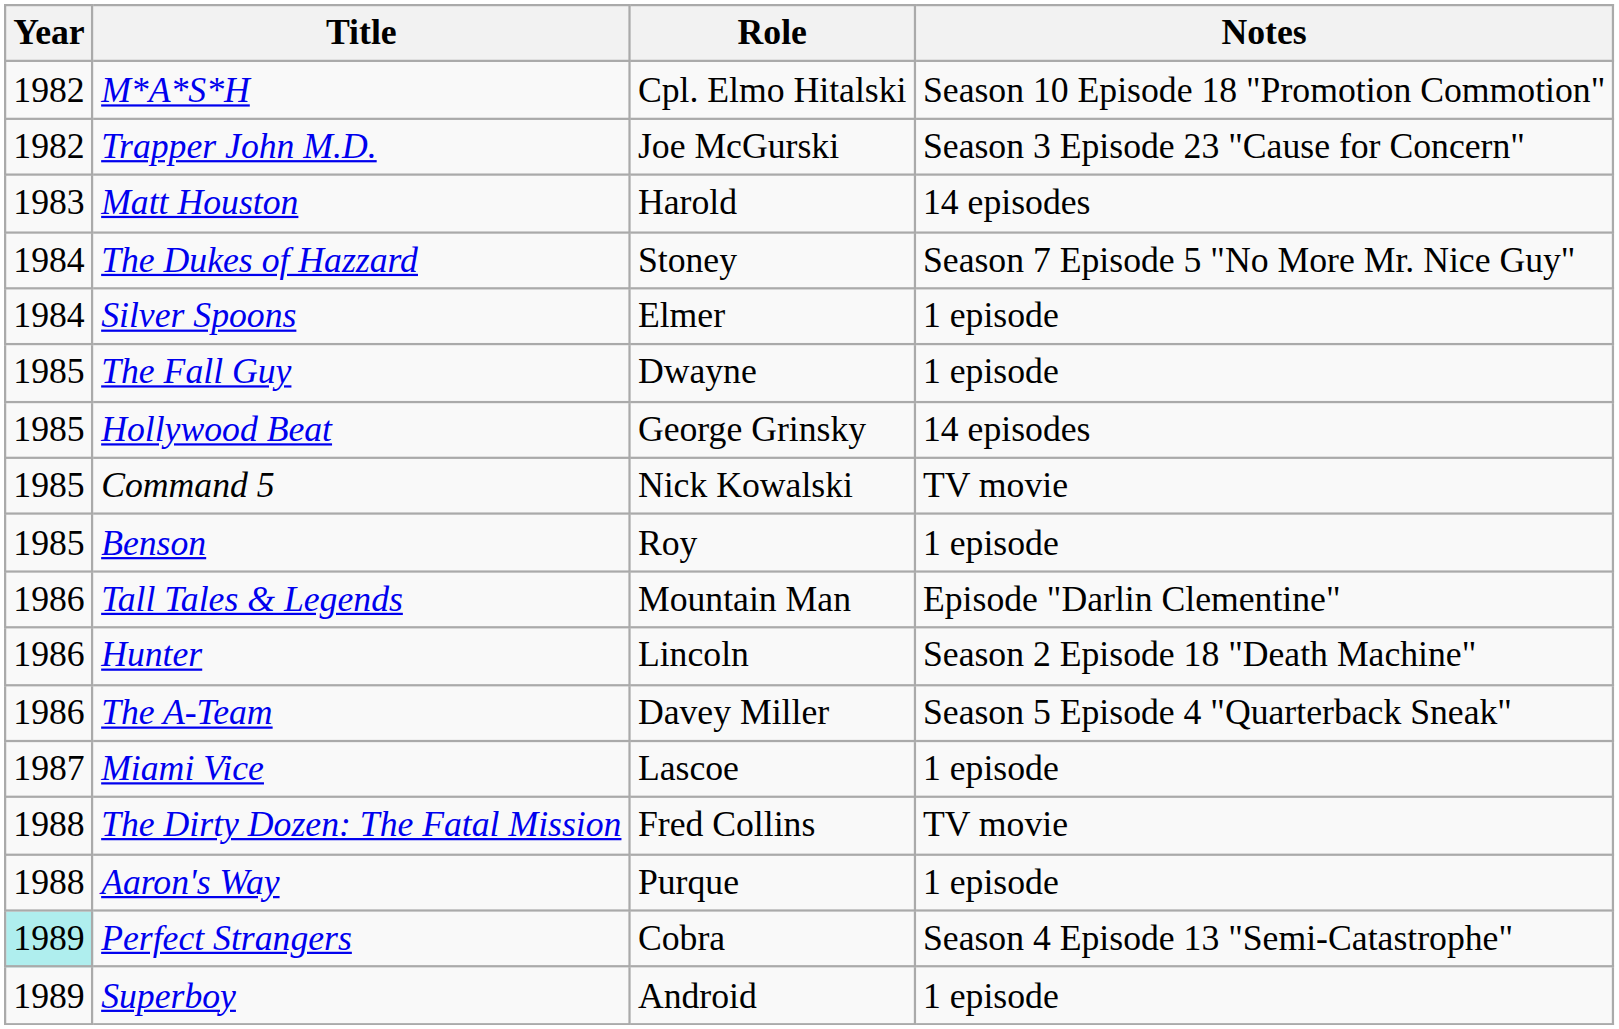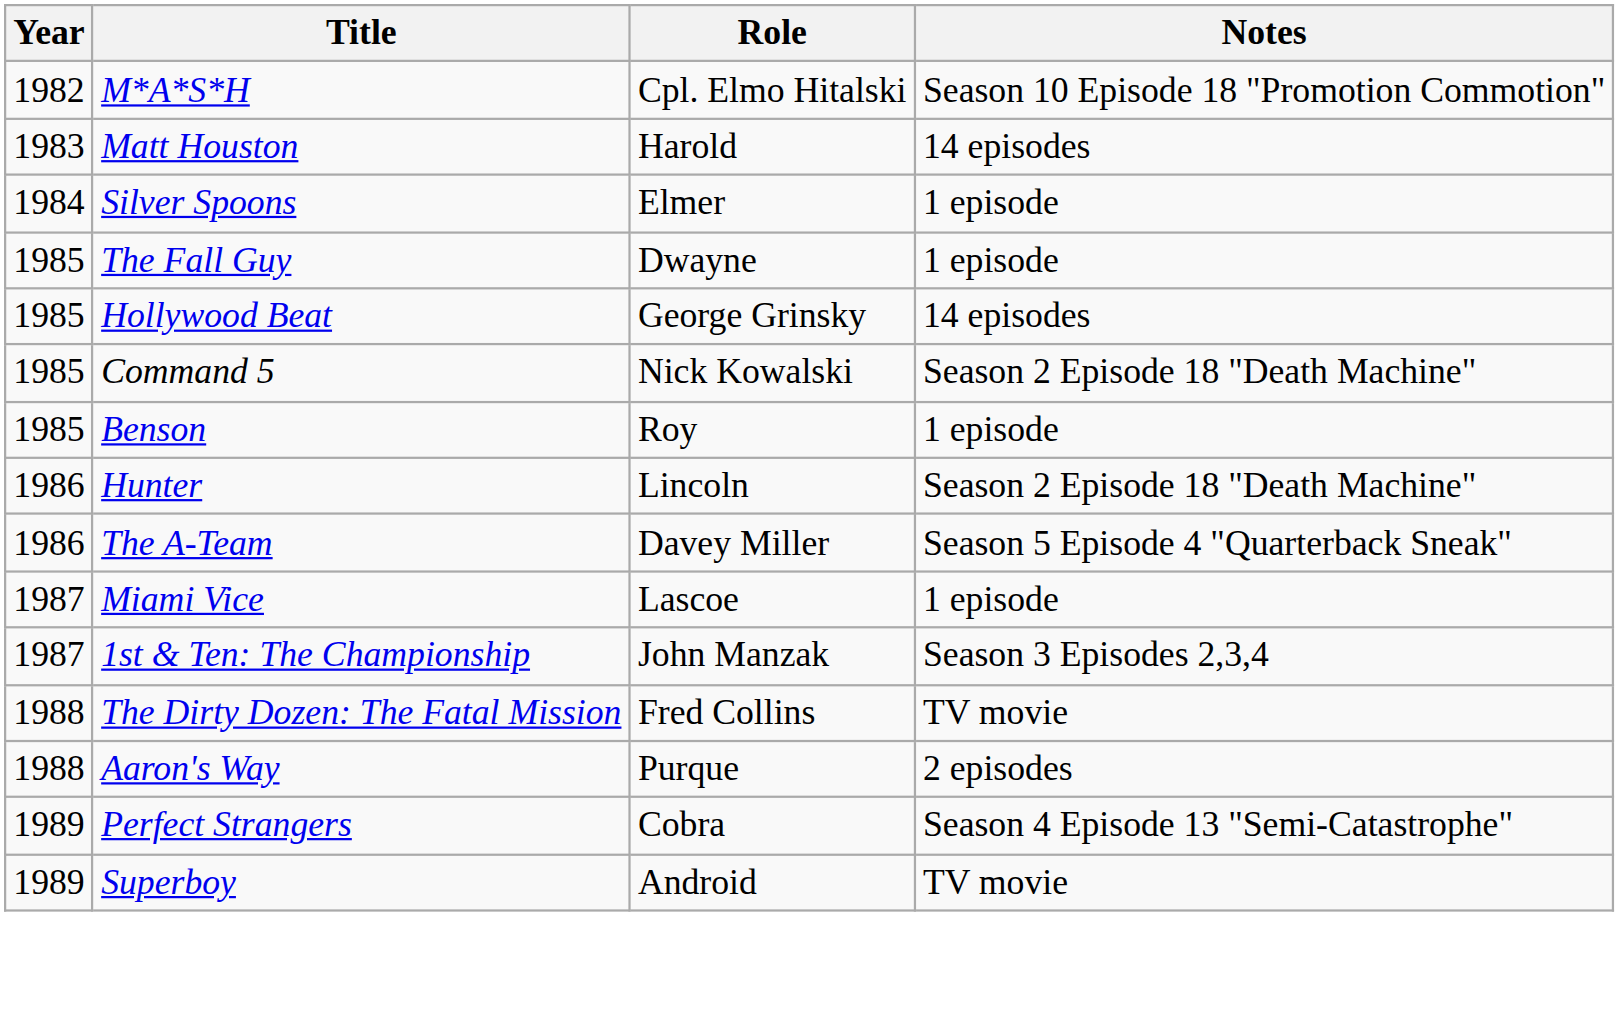- row: (239, 145)
- row: (260, 259)
(995, 485) TV movie -> (1200, 372) Season 2 Episode 18 "Death Machine"
- row: (252, 598)
+ row: (316, 655)
(991, 881) 1 episode -> (998, 768) 2 episodes
(49, 938) paleturquoise background -> (49, 825) no background
(991, 994) 1 episode -> (995, 881) TV movie
